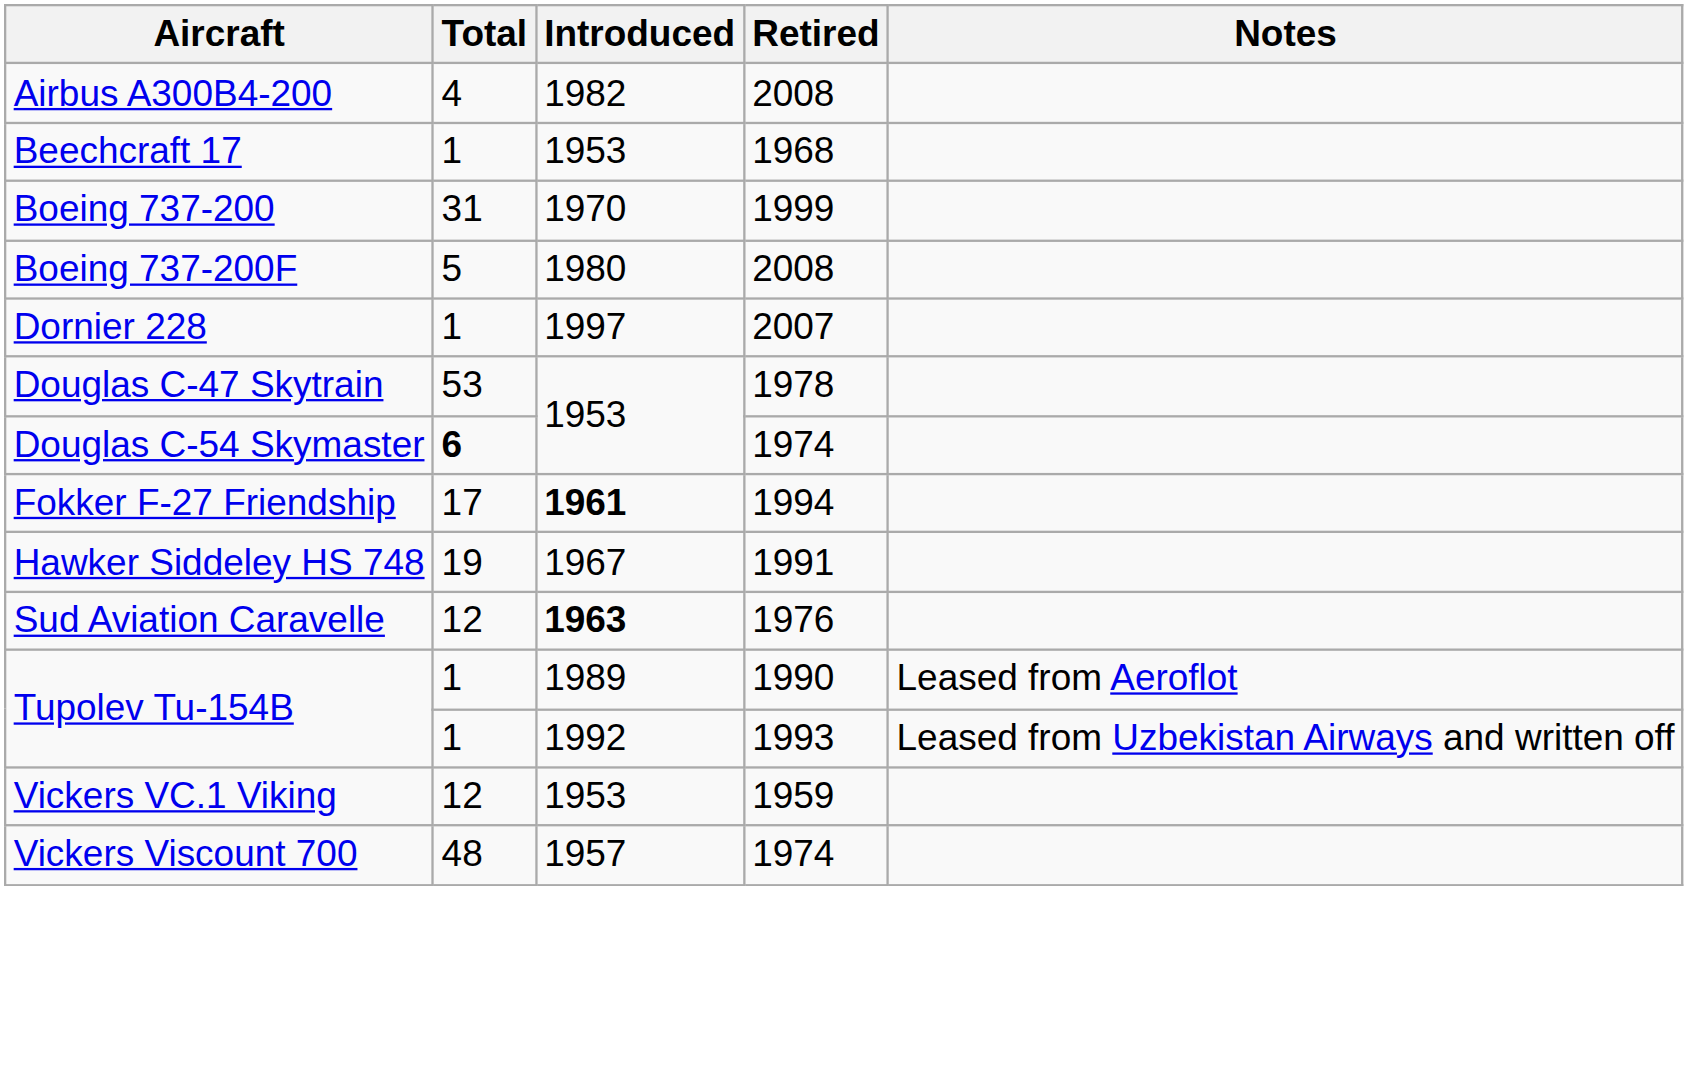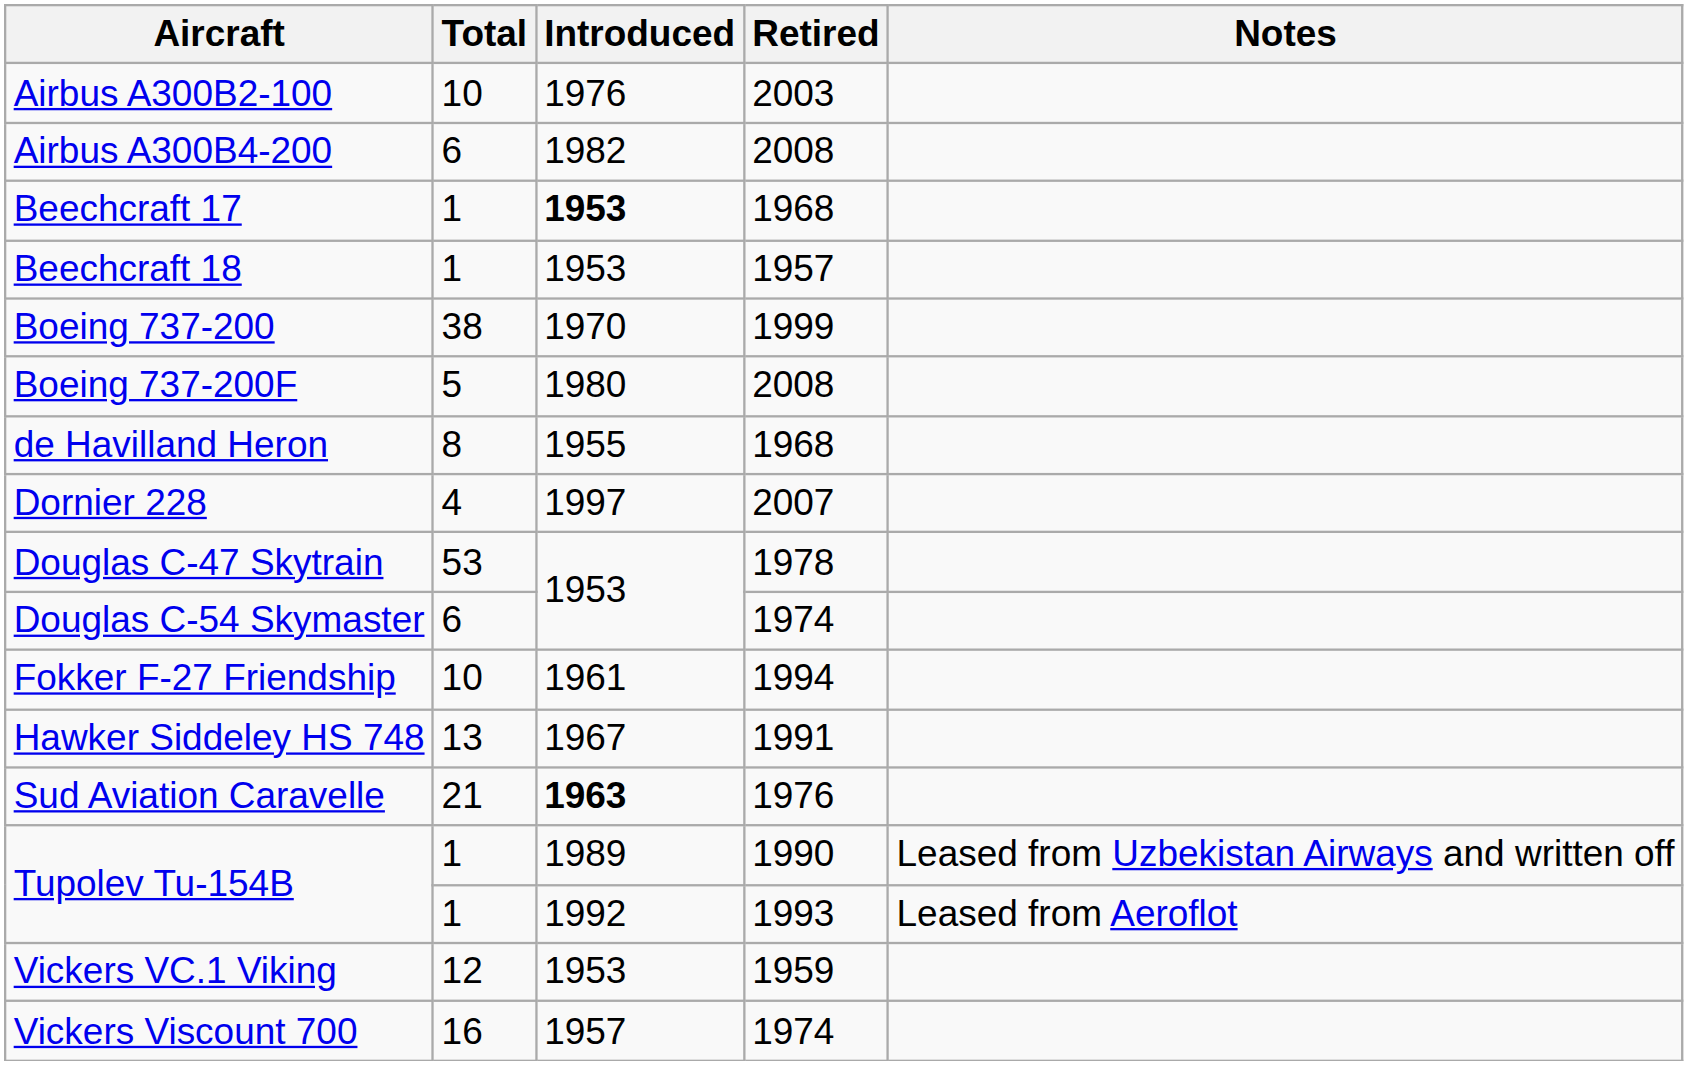+ row: (173, 92)
(452, 92) 4 -> (452, 151) 6
(585, 151) normal -> (585, 209) bold
+ row: (128, 268)
(462, 209) 31 -> (462, 326) 38
+ row: (171, 444)
(452, 326) 1 -> (452, 502) 4
(452, 444) bold -> (452, 619) normal
(462, 502) 17 -> (462, 678) 10
(585, 502) bold -> (585, 678) normal
(462, 561) 19 -> (462, 737) 13
(462, 619) 12 -> (462, 795) 21
(1067, 678) Leased from Aeroflot -> (1286, 854) Leased from Uzbekistan Airways and written off
(1286, 737) Leased from Uzbekistan Airways and written off -> (1067, 913) Leased from Aeroflot
(462, 854) 48 -> (462, 1030) 16
